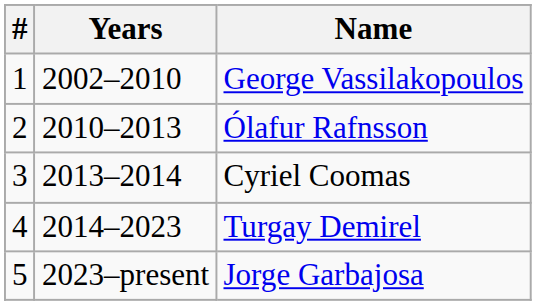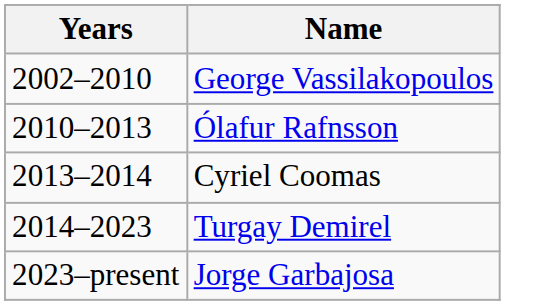- column: (20, 29)
